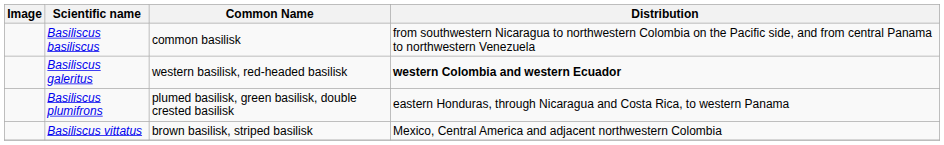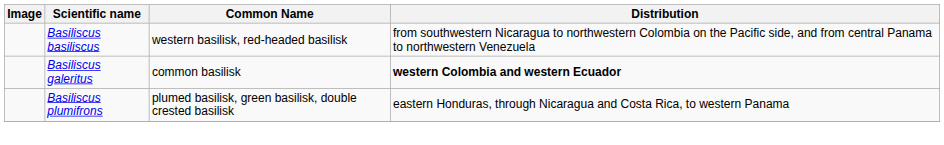(196, 39) common basilisk -> (250, 39) western basilisk, red-headed basilisk
(250, 72) western basilisk, red-headed basilisk -> (196, 72) common basilisk
- row: (95, 130)
